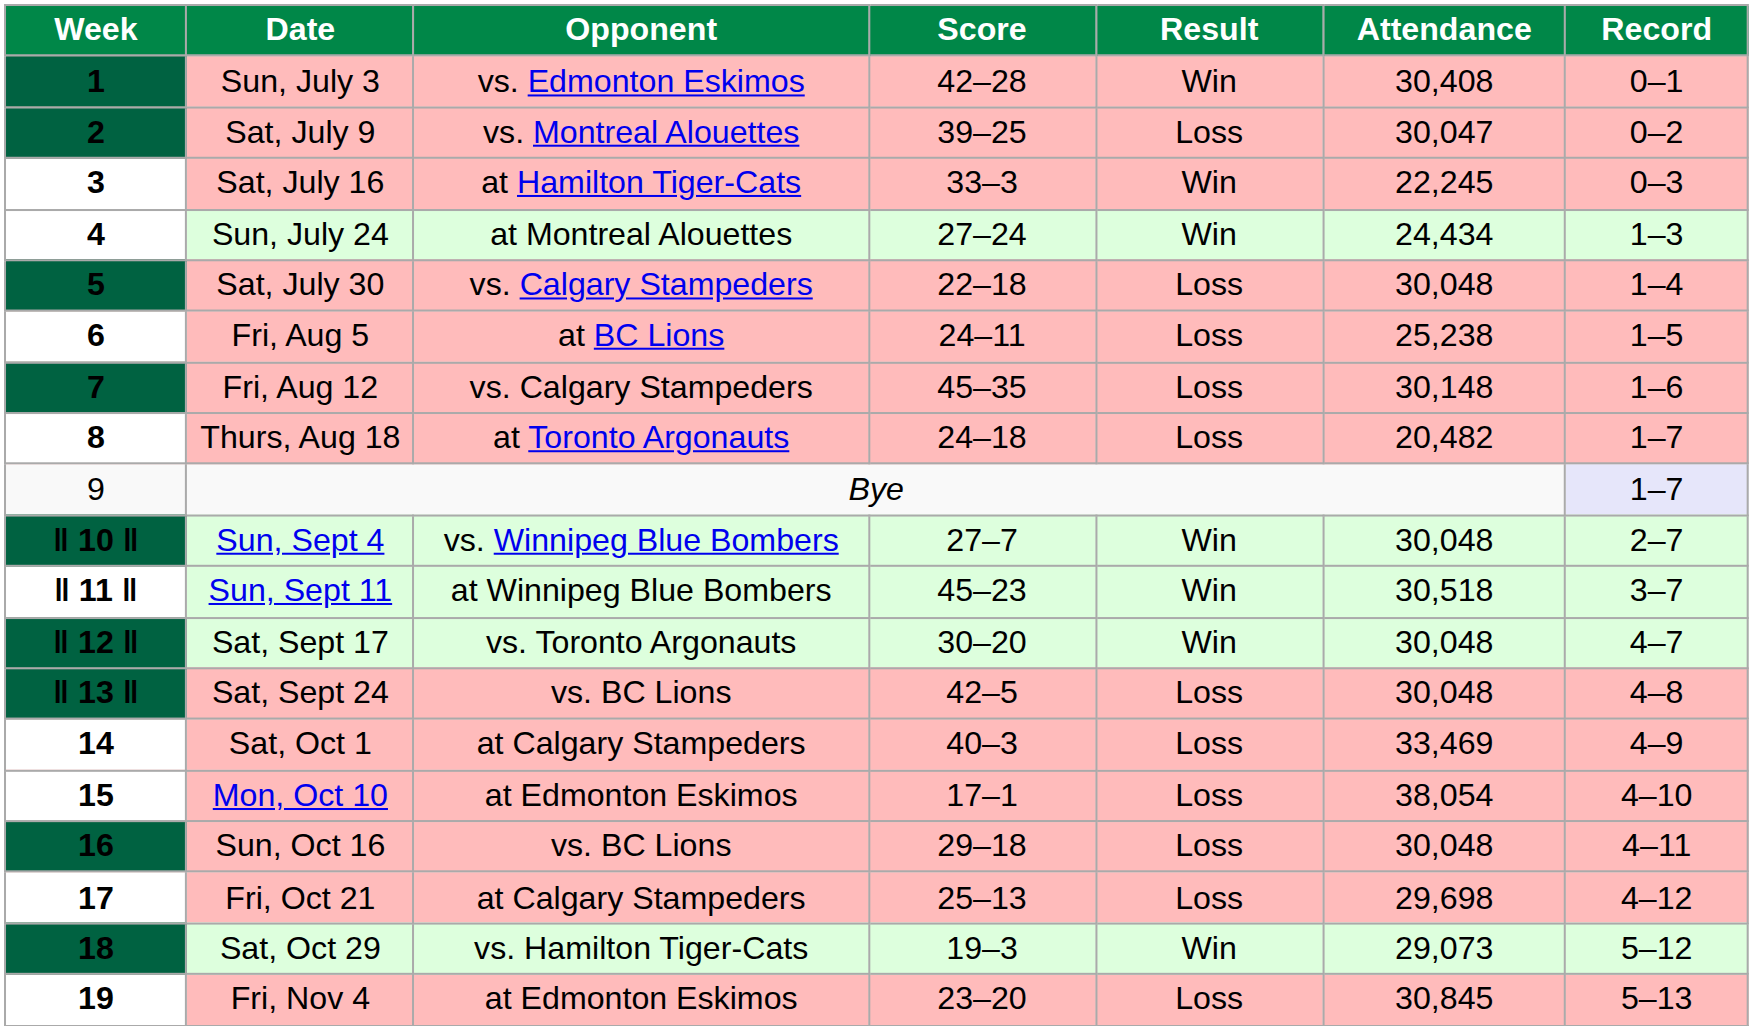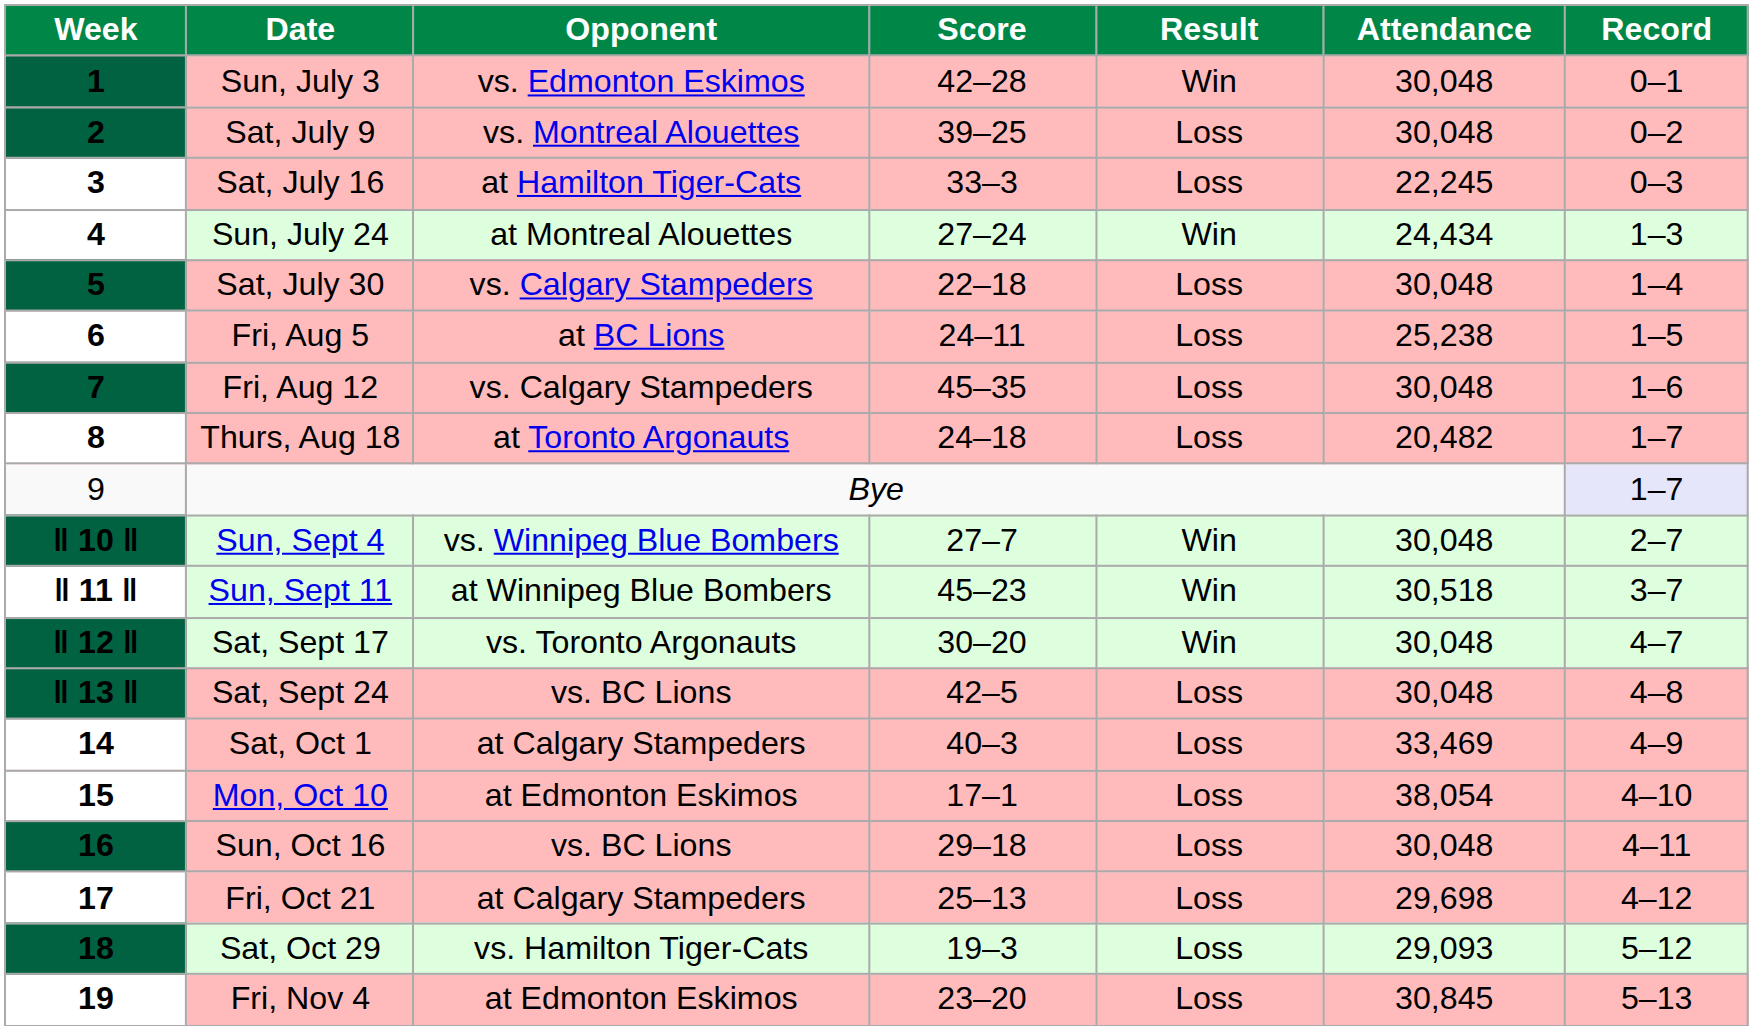(1444, 81) 30,408 -> (1444, 81) 30,048
(1444, 132) 30,047 -> (1444, 132) 30,048
(1209, 183) Win -> (1209, 183) Loss
(1444, 387) 30,148 -> (1444, 387) 30,048
(1209, 948) Win -> (1209, 948) Loss
(1444, 948) 29,073 -> (1444, 948) 29,093
